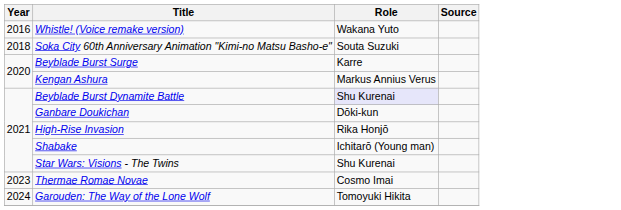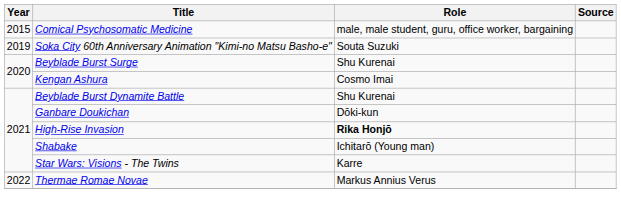+ row: (114, 29)
- row: (109, 29)
(19, 46) 2018 -> (19, 46) 2019
(350, 63) Karre -> (366, 63) Shu Kurenai
(386, 79) Markus Annius Verus -> (365, 79) Cosmo Imai
(366, 96) lavender background -> (366, 96) no background
(362, 130) normal -> (364, 130) bold
(366, 163) Shu Kurenai -> (350, 163) Karre
(19, 180) 2023 -> (19, 180) 2022
(365, 180) Cosmo Imai -> (386, 180) Markus Annius Verus
- row: (122, 197)
